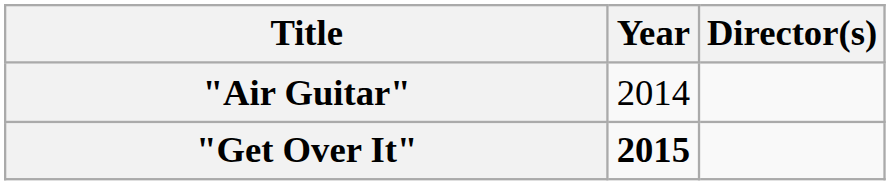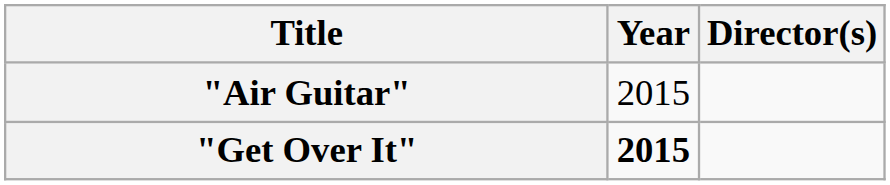(653, 91) 2014 -> (653, 91) 2015
